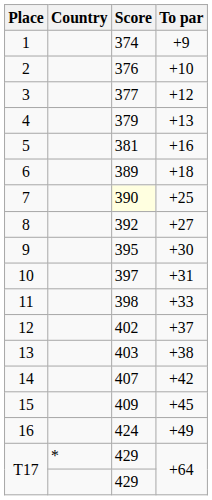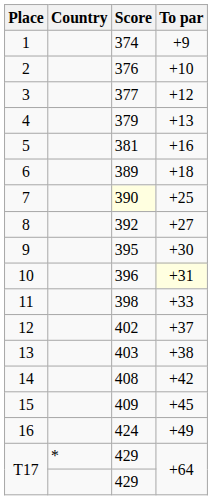(127, 275) 397 -> (127, 275) 396
(181, 275) no background -> (181, 275) lightyellow background
(127, 378) 407 -> (127, 378) 408
